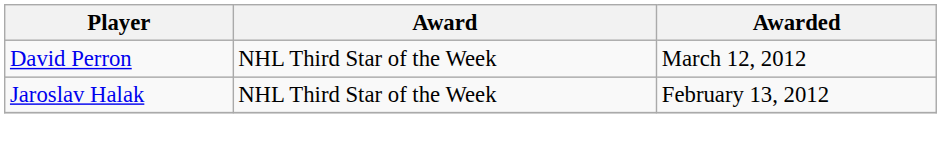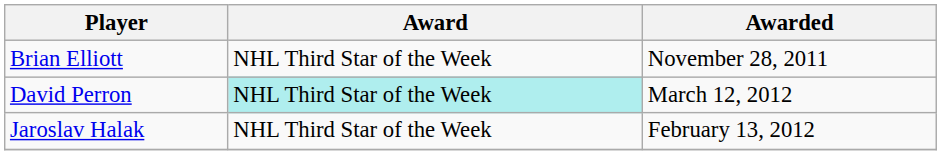+ row: (66, 58)
(367, 58) no background -> (362, 94) paleturquoise background
